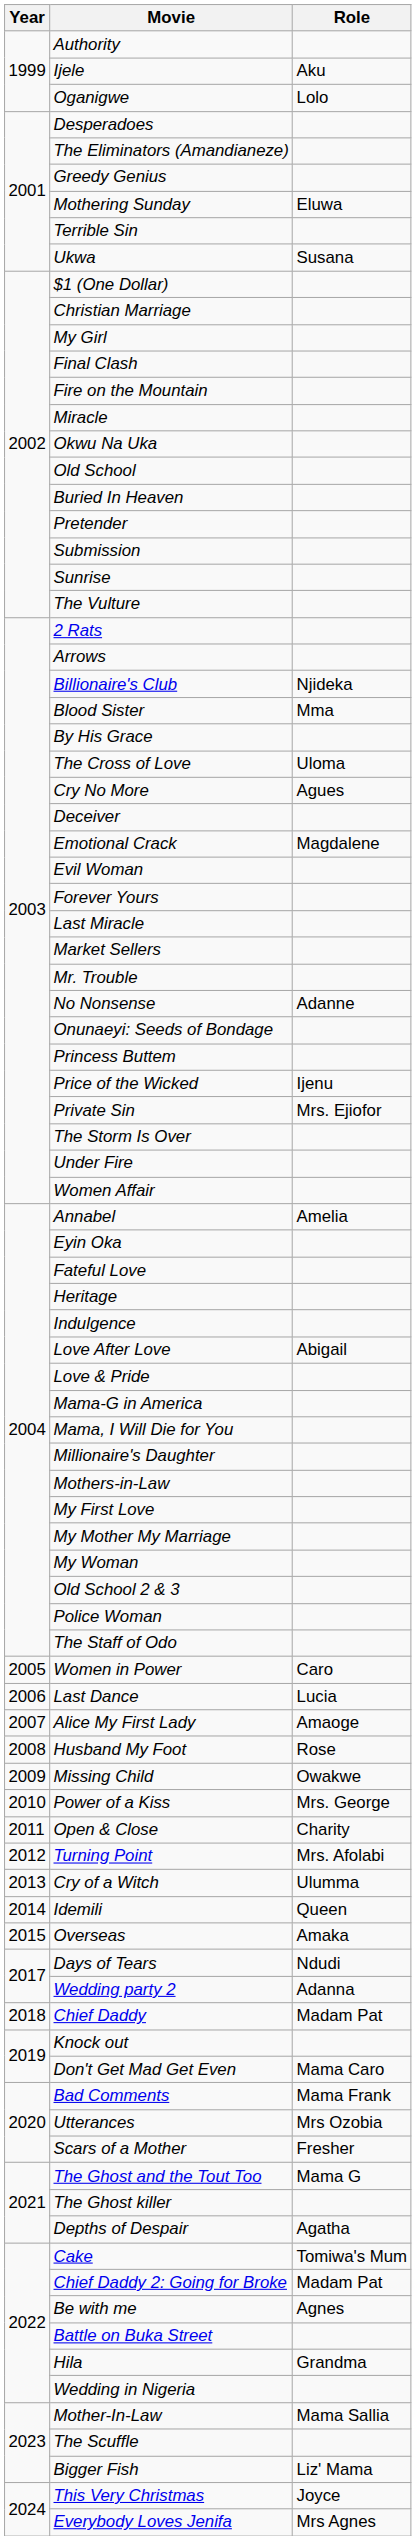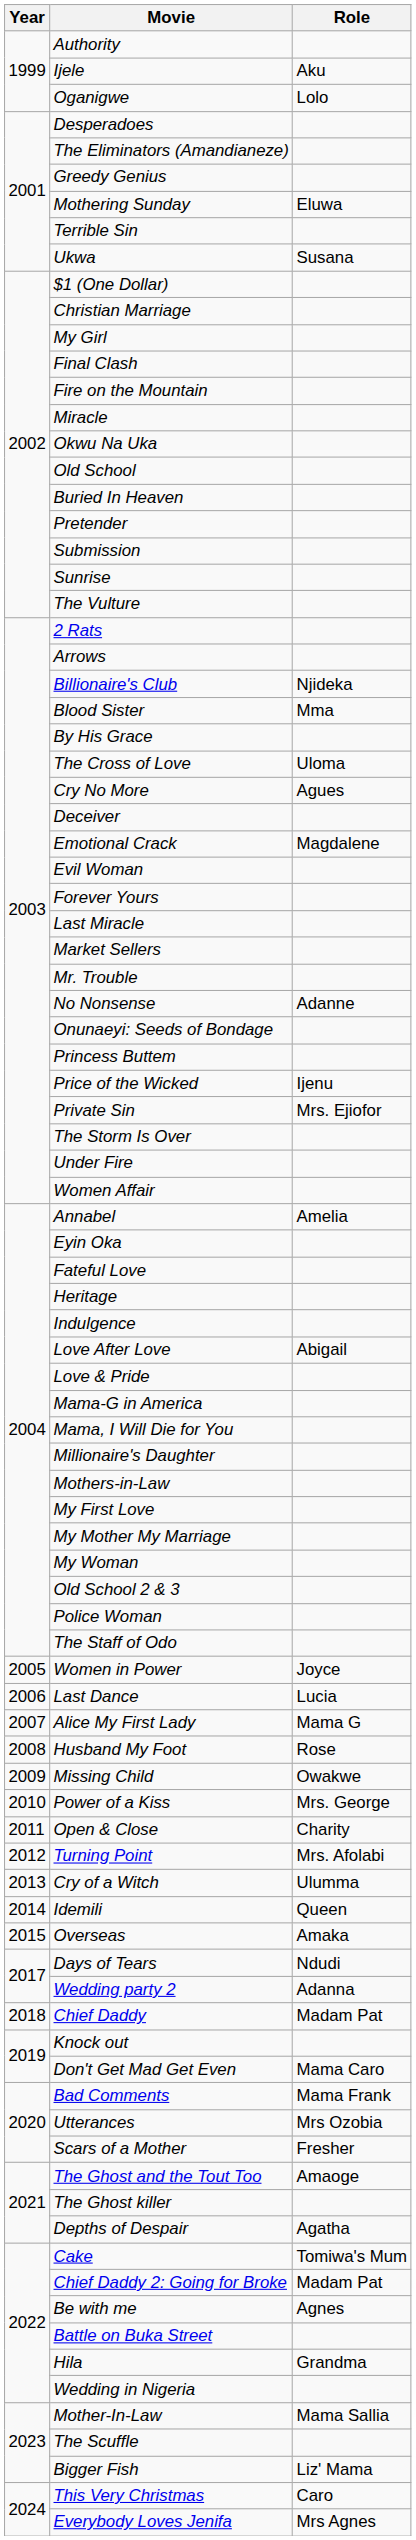(315, 1669) Caro -> (318, 1669) Joyce
(328, 1723) Amaoge -> (329, 1723) Mama G
(329, 2175) Mama G -> (328, 2175) Amaoge
(318, 2495) Joyce -> (315, 2495) Caro
